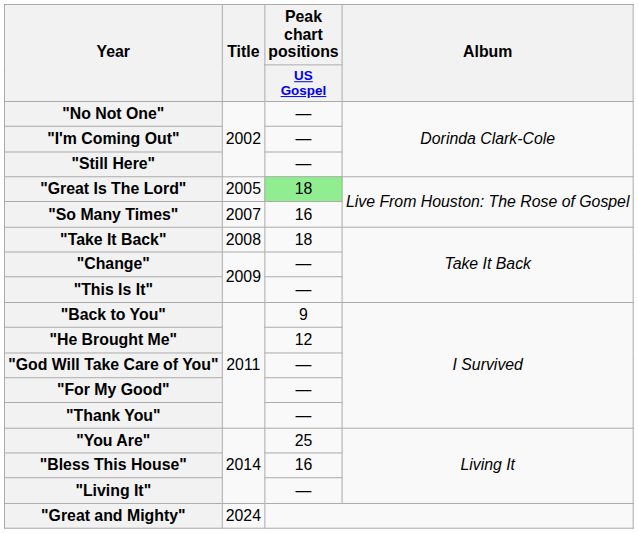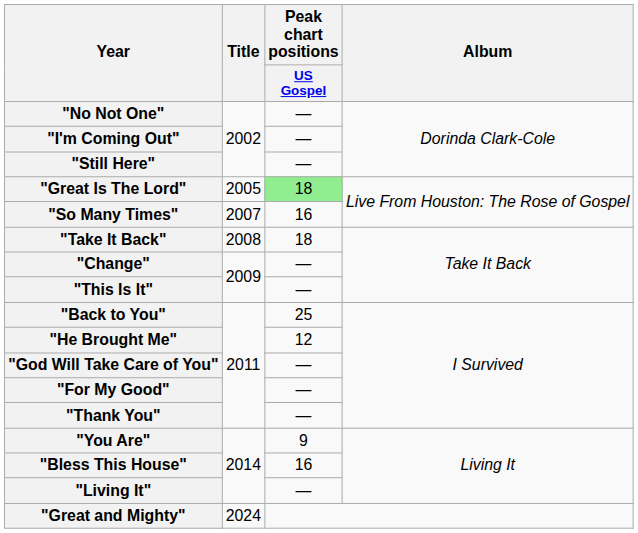(303, 314) 9 -> (303, 314) 25
(303, 440) 25 -> (303, 440) 9
